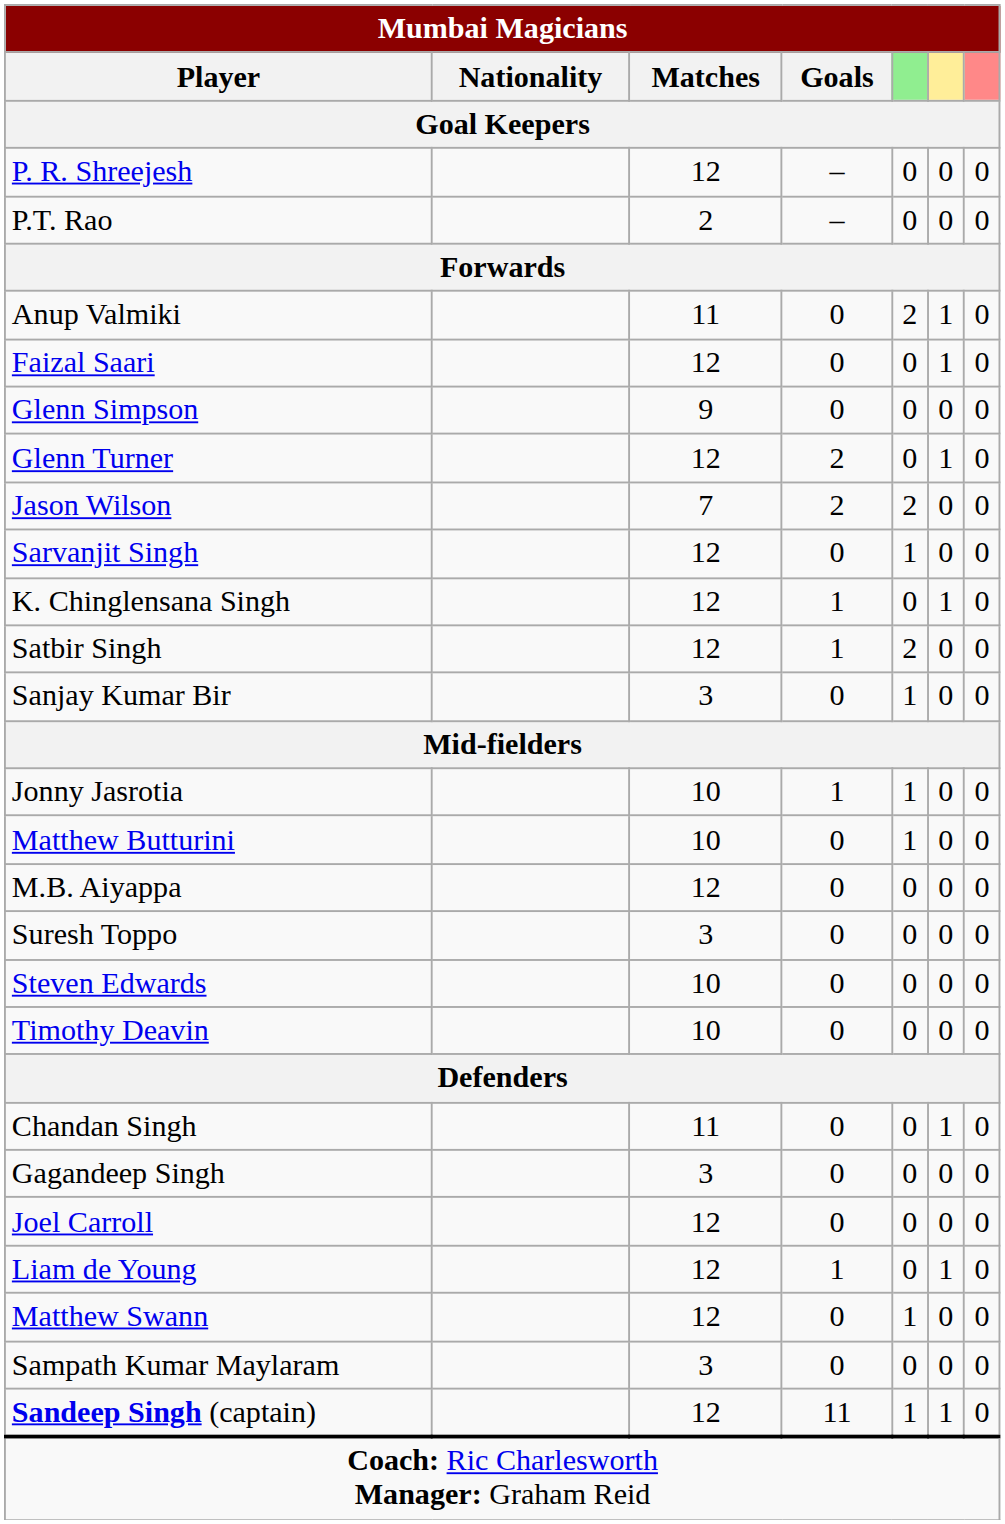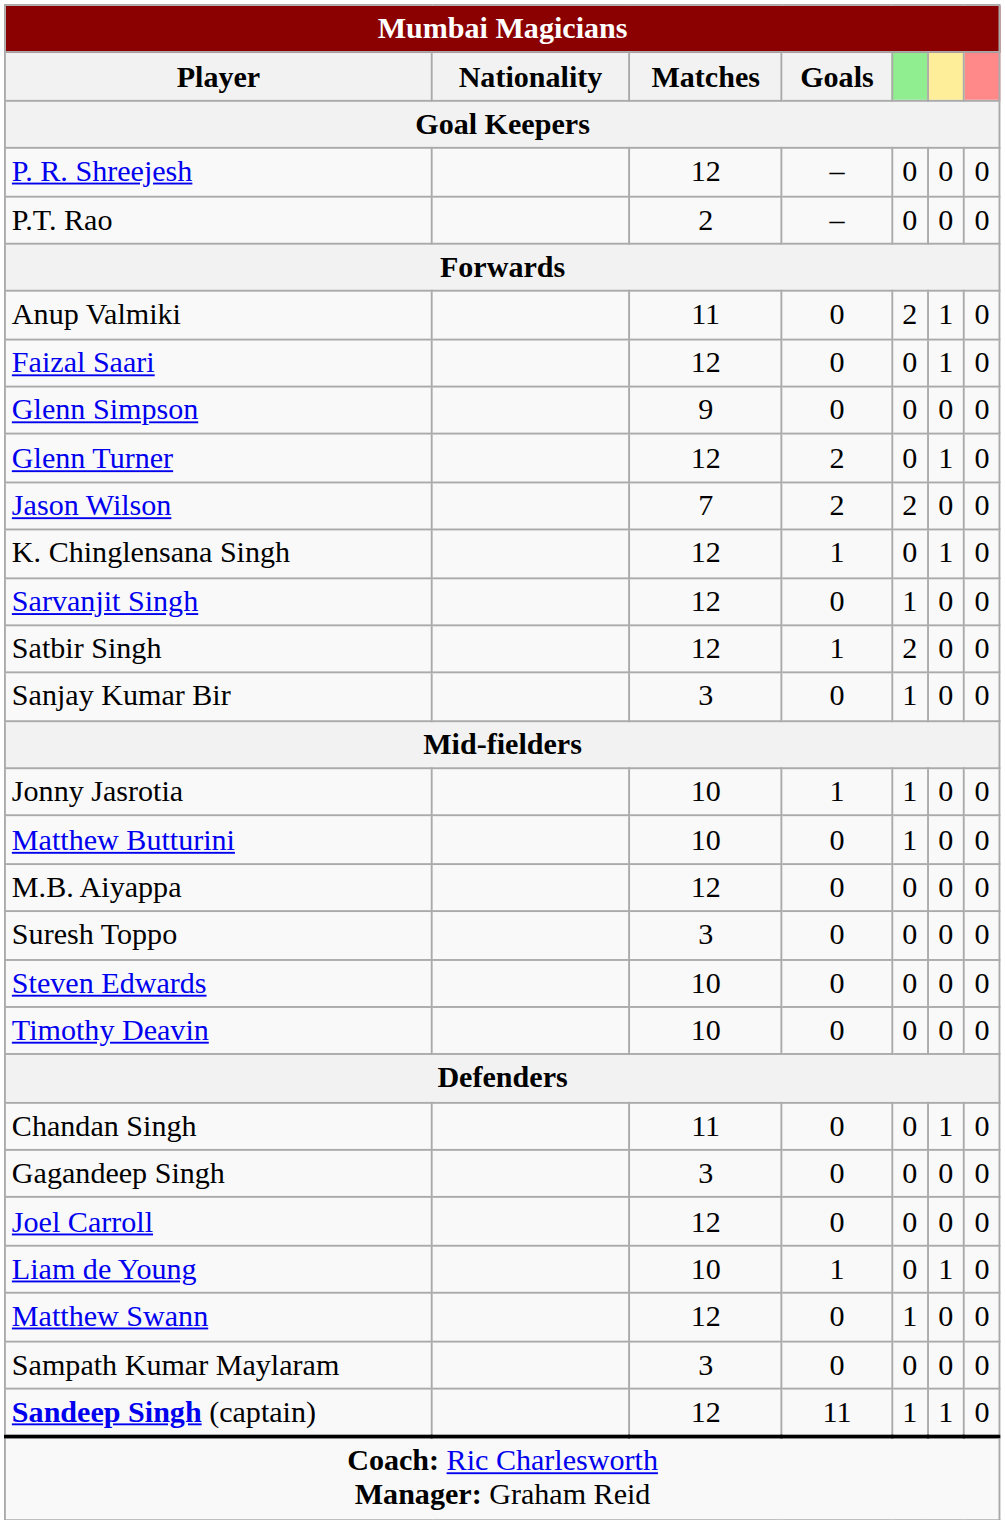rows swapped: (151, 600) <-> (105, 553)
(706, 1268) 12 -> (706, 1268) 10
